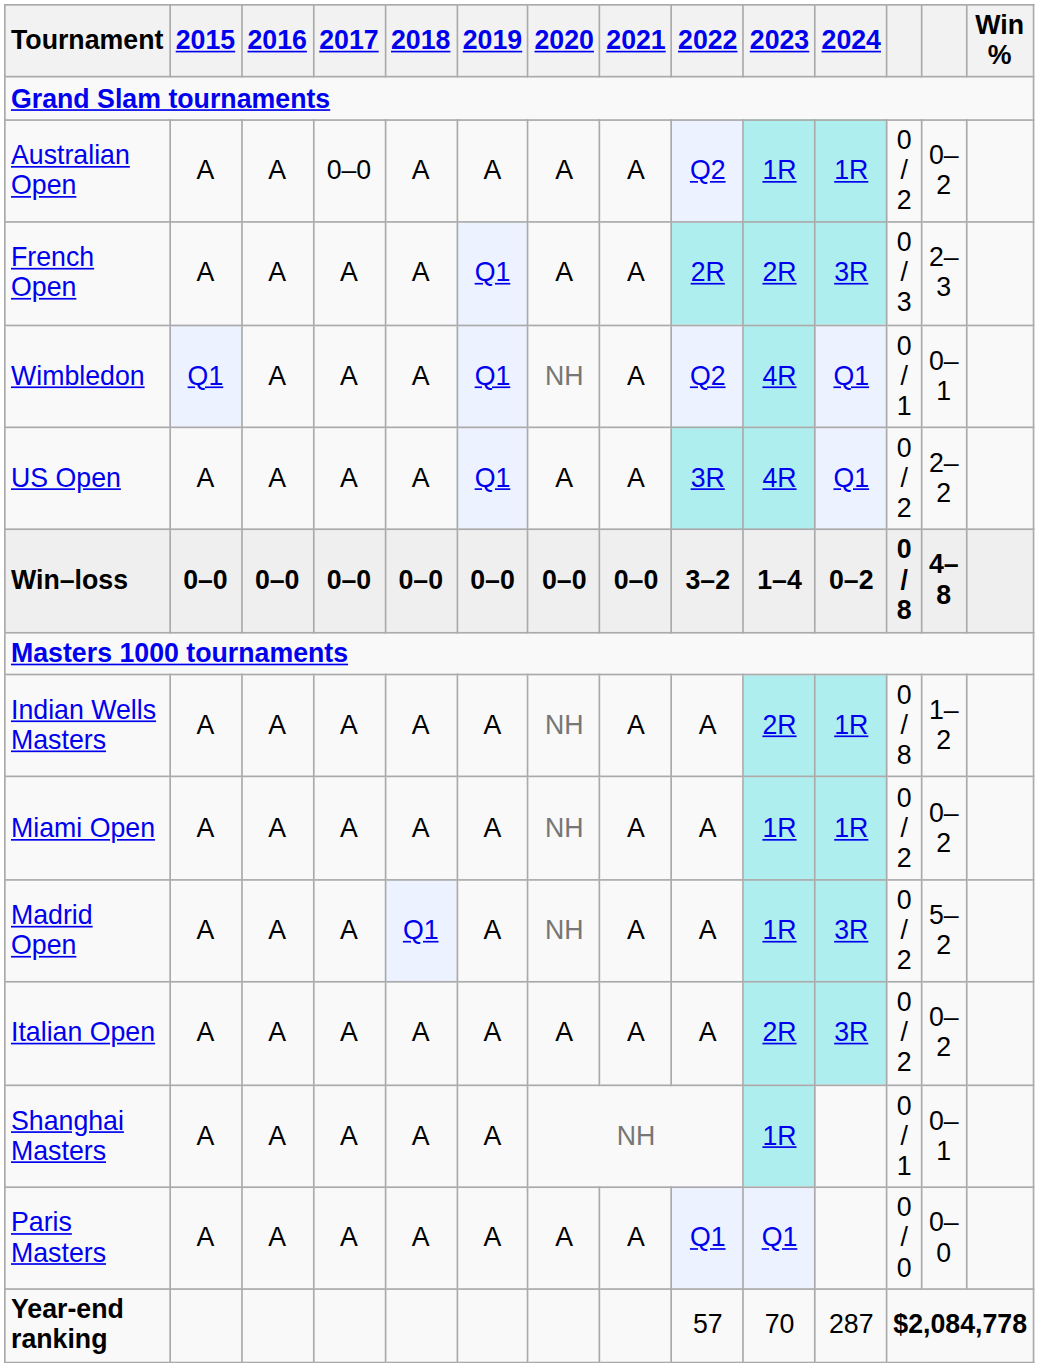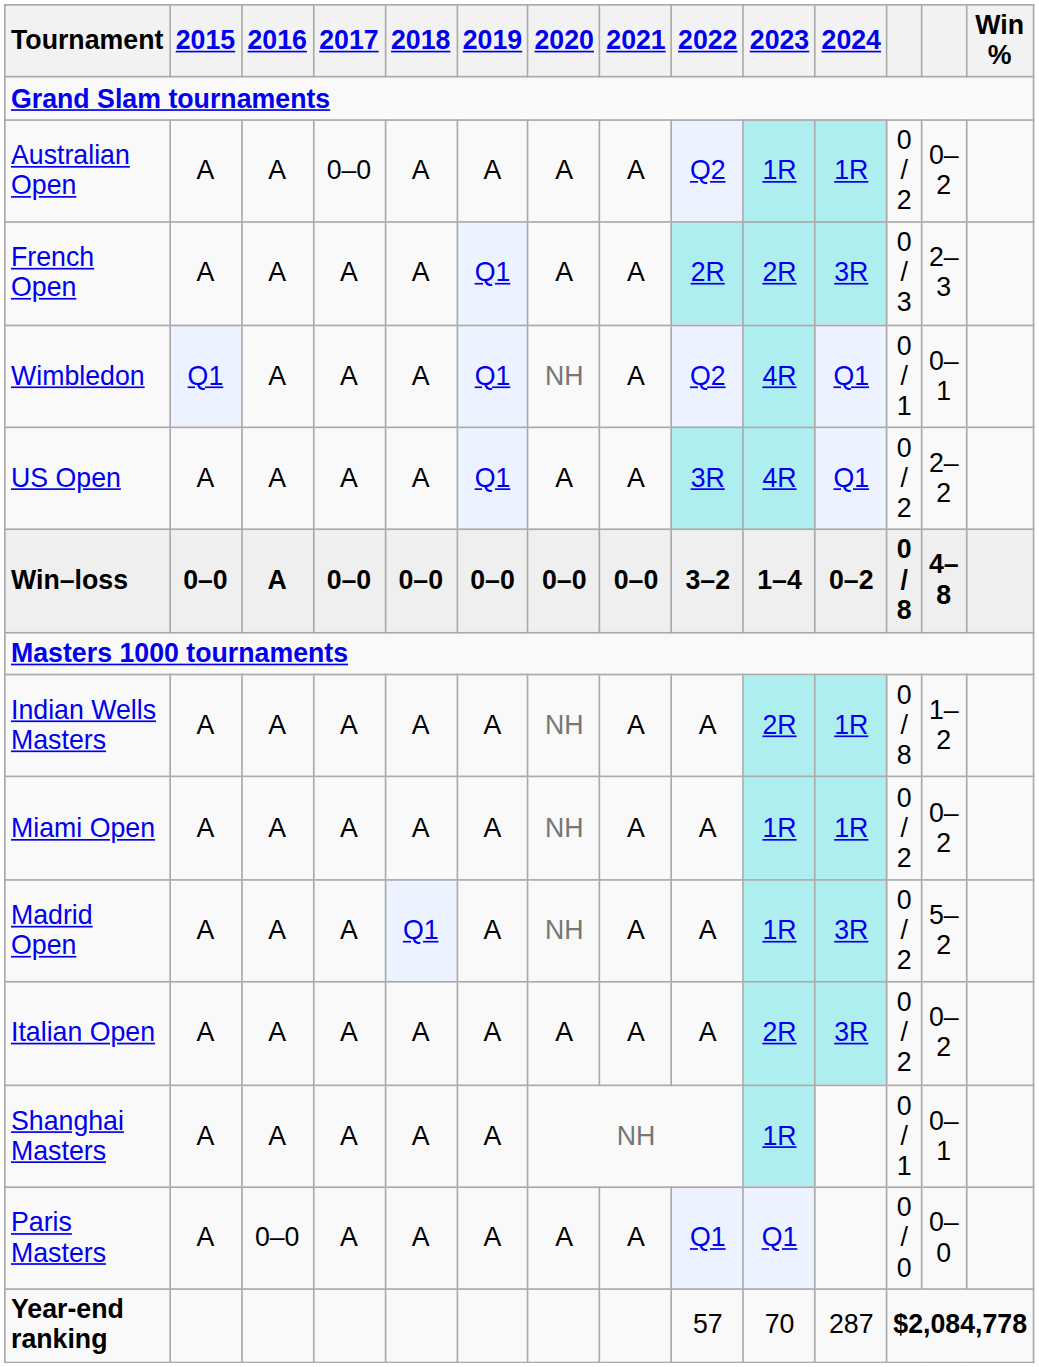(277, 580) 0–0 -> (277, 580) A
(277, 1237) A -> (277, 1237) 0–0
